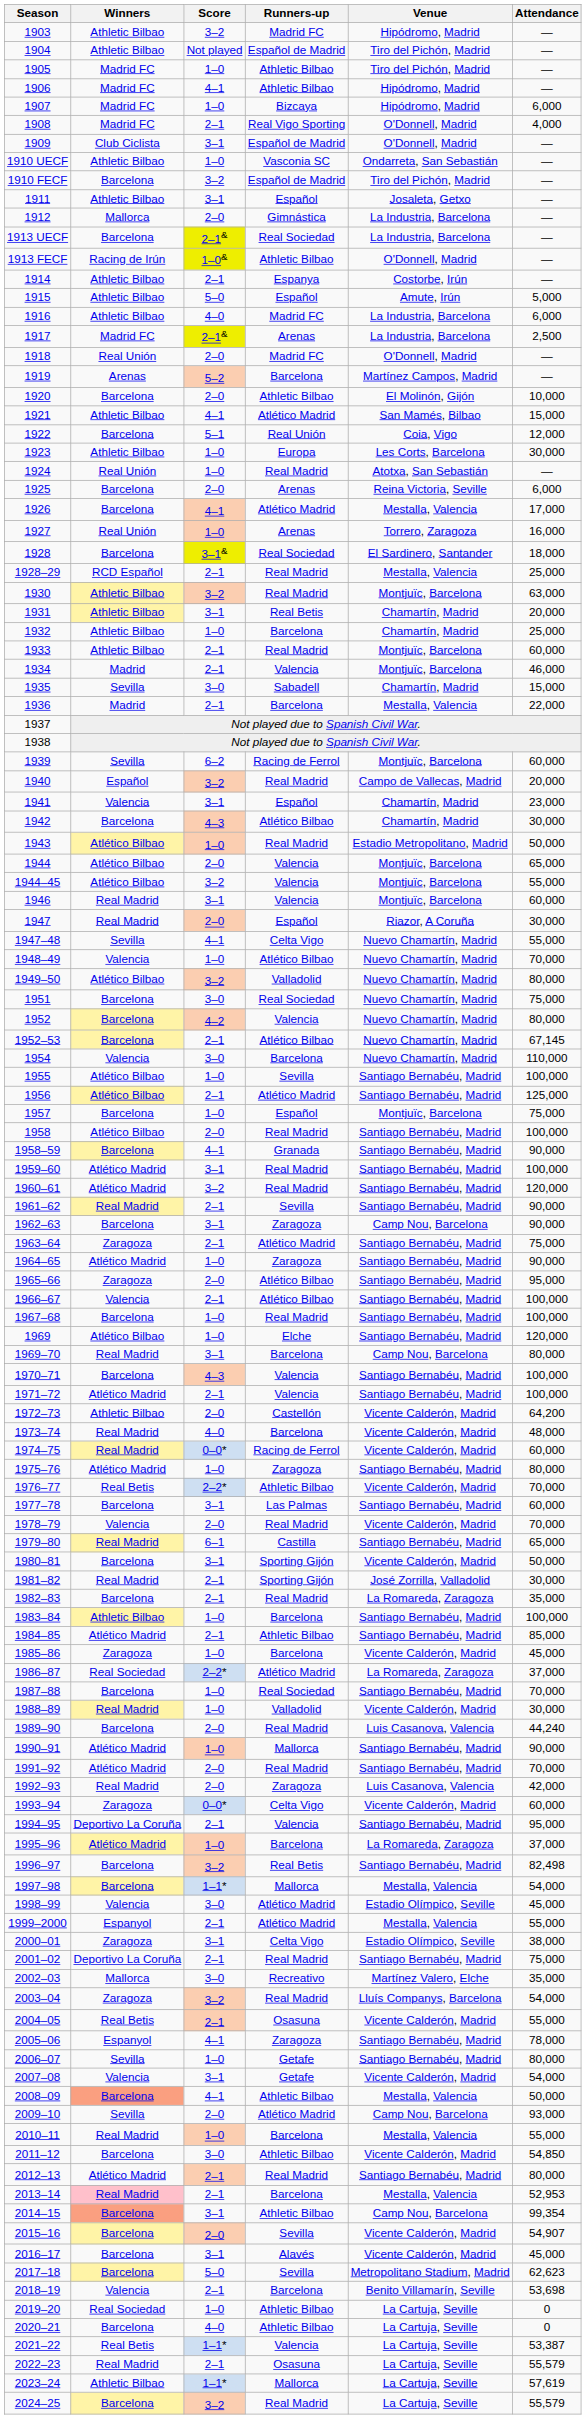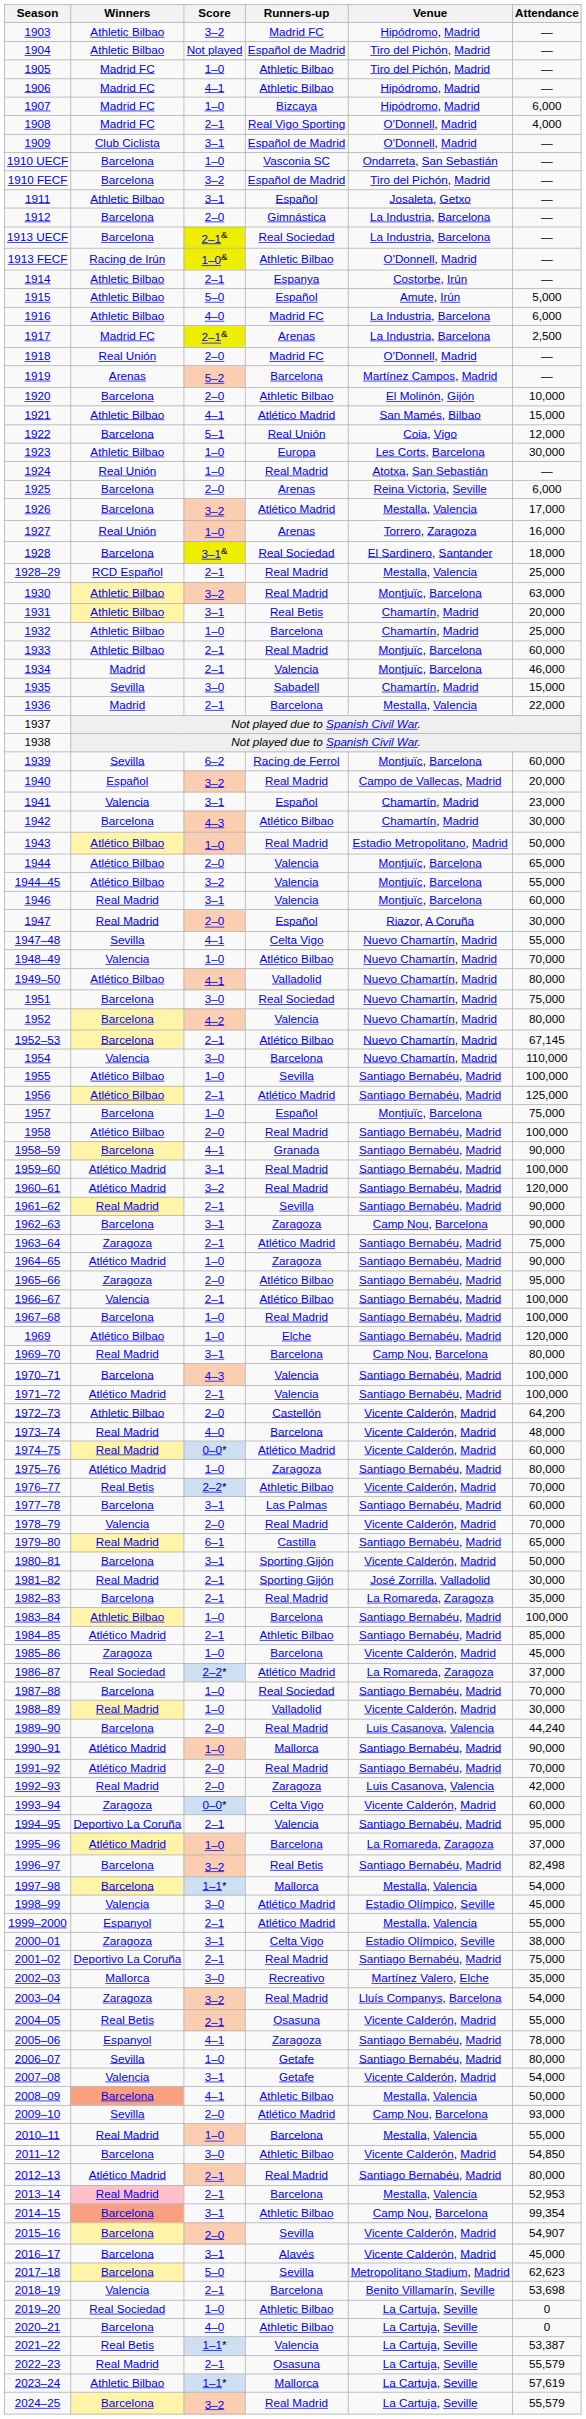(127, 161) Athletic Bilbao -> (127, 161) Barcelona
(127, 217) Mallorca -> (127, 217) Barcelona
(215, 511) 4–1 -> (215, 511) 3–2
(215, 981) 3–2 -> (215, 981) 4–1
(297, 1450) Racing de Ferrol -> (297, 1450) Atlético Madrid
